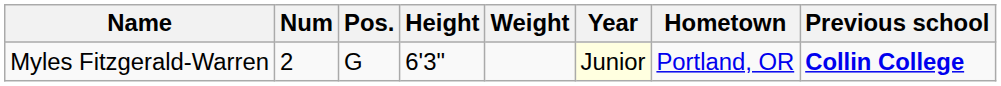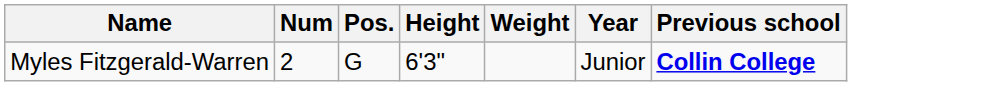- column: (725, 23)
(613, 61) lightyellow background -> (613, 61) no background
